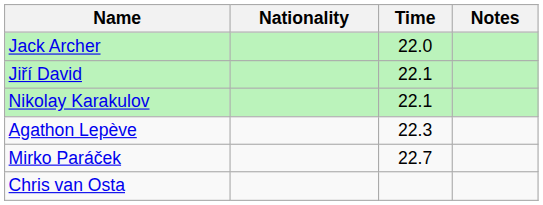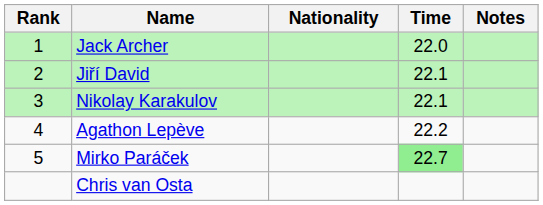+ column: (38, 18)
(415, 130) 22.3 -> (431, 130) 22.2
(415, 158) no background -> (431, 158) lightgreen background
